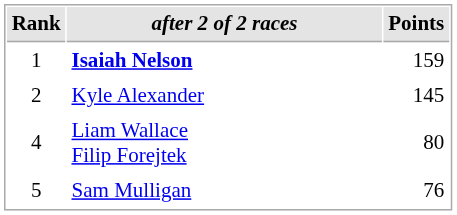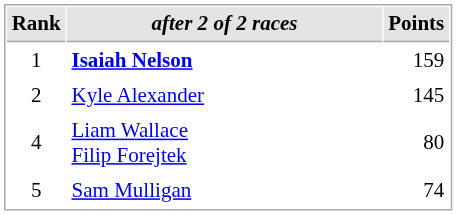(434, 190) 76 -> (434, 190) 74
